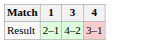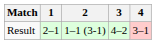+ column: (85, 13)
